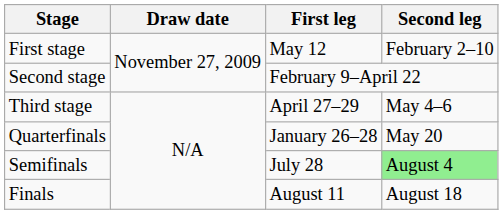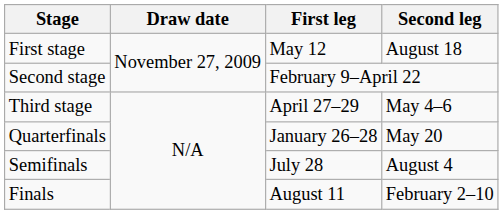(440, 48) February 2–10 -> (424, 48) August 18
(419, 164) lightgreen background -> (419, 164) no background
(424, 194) August 18 -> (440, 194) February 2–10
